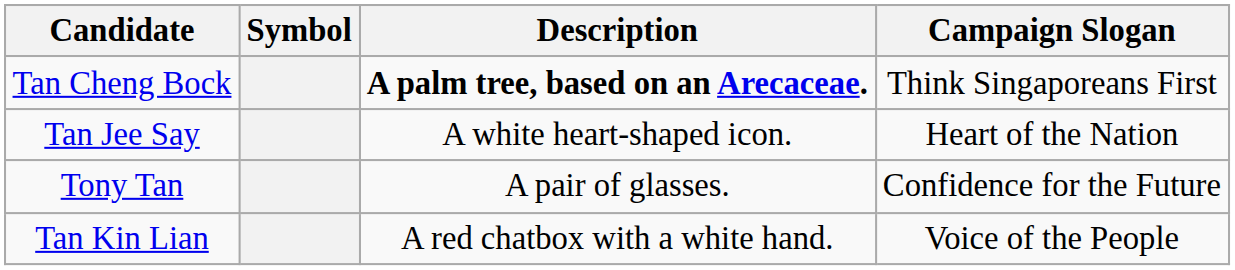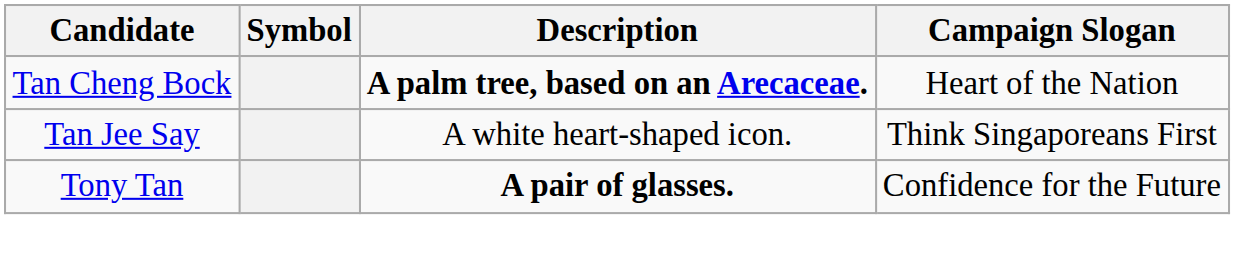(1052, 82) Think Singaporeans First -> (1052, 82) Heart of the Nation
(1052, 133) Heart of the Nation -> (1052, 133) Think Singaporeans First
(617, 185) normal -> (617, 185) bold
- row: (122, 237)
